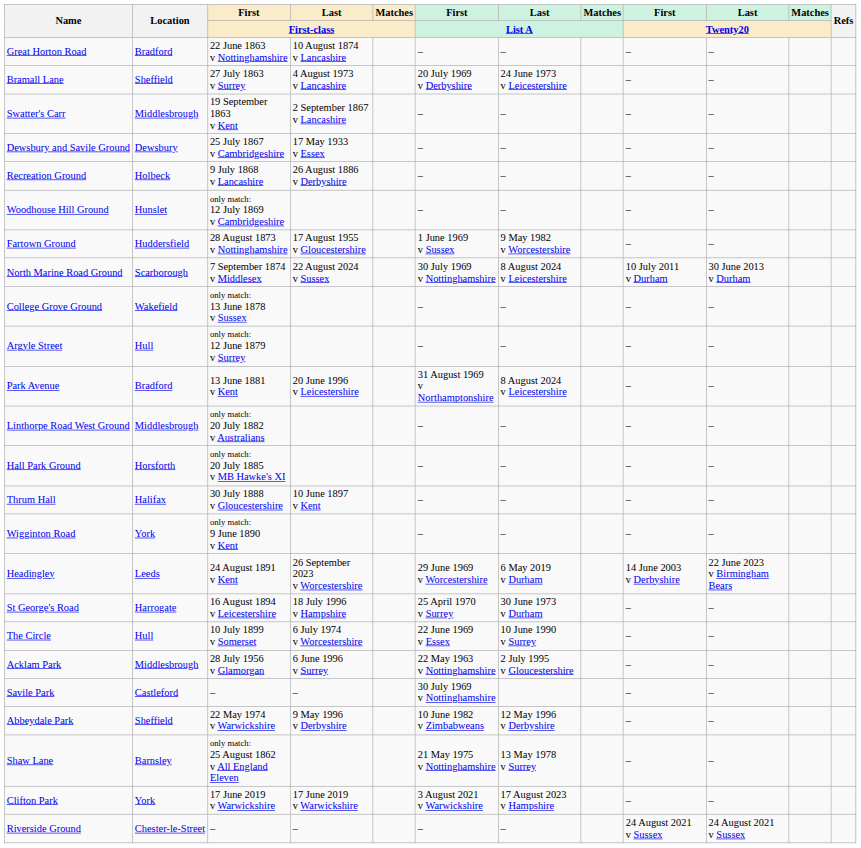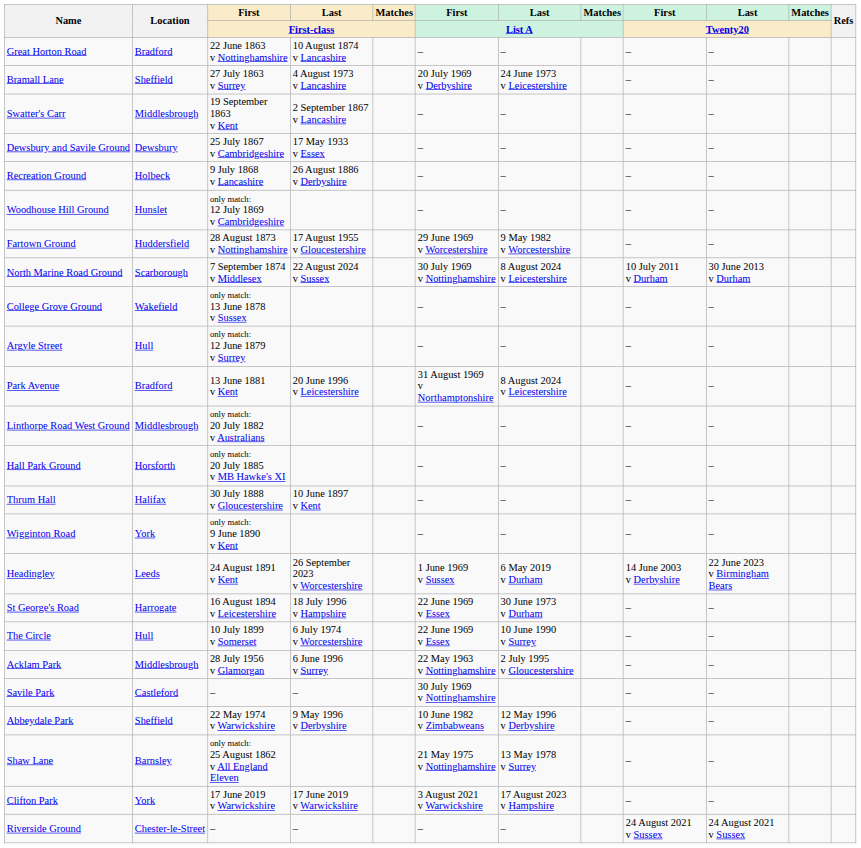(443, 244) 1 June 1969 v Sussex -> (453, 244) 29 June 1969 v Worcestershire
(453, 573) 29 June 1969 v Worcestershire -> (443, 573) 1 June 1969 v Sussex
(447, 607) 25 April 1970 v Surrey -> (446, 607) 22 June 1969 v Essex
